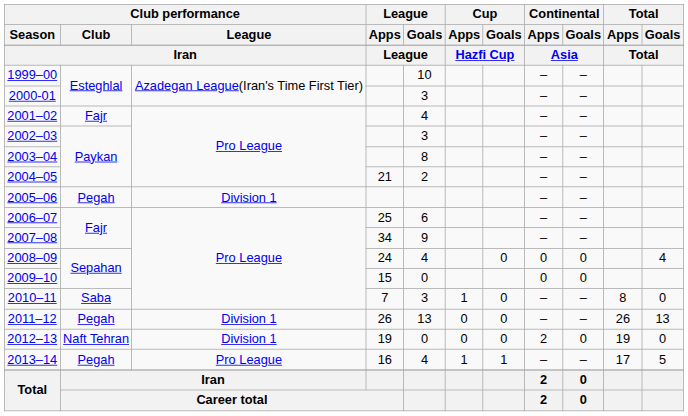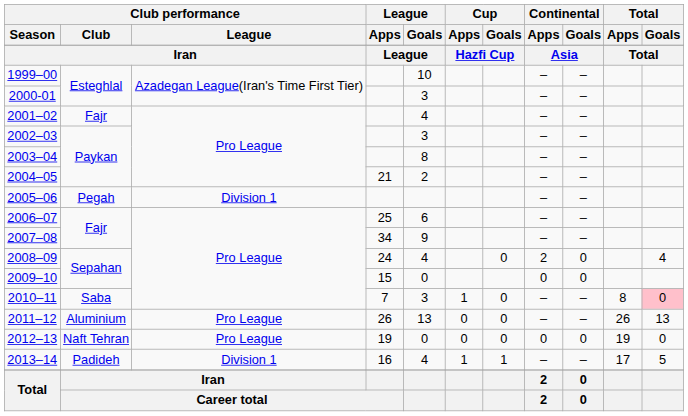(544, 258) 0 -> (544, 258) 2
(663, 298) no background -> (663, 298) pink background
(96, 319) Pegah -> (96, 319) Aluminium
(249, 319) Division 1 -> (249, 319) Pro League
(249, 339) Division 1 -> (249, 339) Pro League
(544, 339) 2 -> (544, 339) 0
(96, 359) Pegah -> (96, 359) Padideh
(249, 359) Pro League -> (249, 359) Division 1
